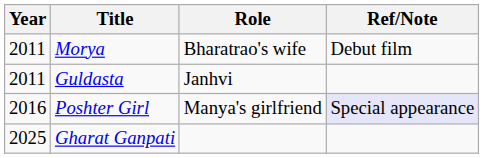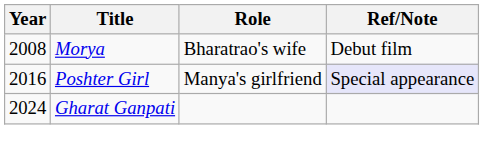(27, 49) 2011 -> (28, 49) 2008
- row: (89, 78)
(28, 138) 2025 -> (28, 108) 2024
